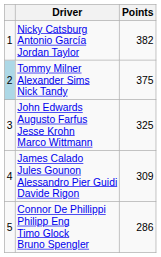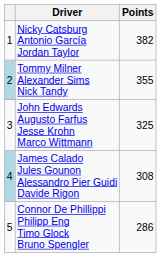(145, 80) 375 -> (145, 80) 355
(10, 176) no background -> (10, 176) lightblue background
(145, 176) 309 -> (145, 176) 308
